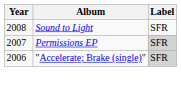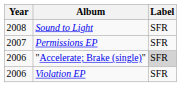(159, 43) lightgrey background -> (159, 43) no background
+ row: (60, 74)
